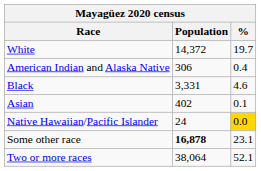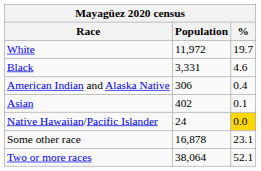(191, 49) 14,372 -> (190, 49) 11,972
rows swapped: (20, 85) <-> (88, 67)
(191, 139) bold -> (191, 139) normal
